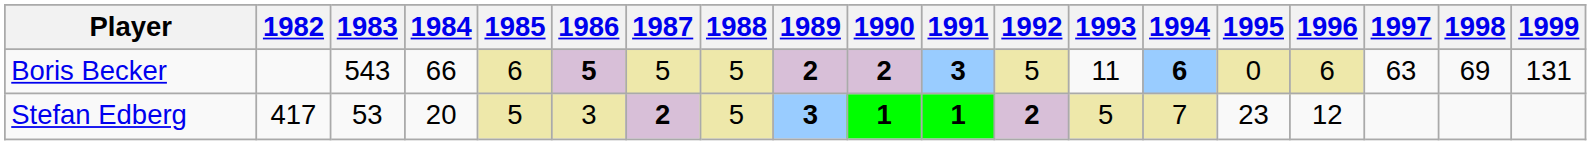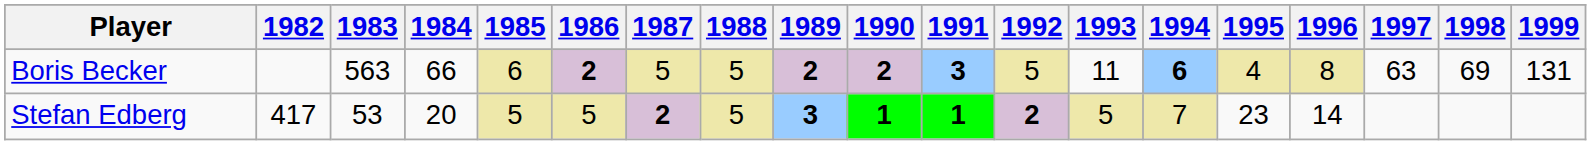(367, 70) 543 -> (367, 70) 563
(589, 70) 5 -> (589, 70) 2
(1253, 70) 0 -> (1253, 70) 4
(1327, 70) 6 -> (1327, 70) 8
(589, 115) 3 -> (589, 115) 5
(1327, 115) 12 -> (1327, 115) 14
